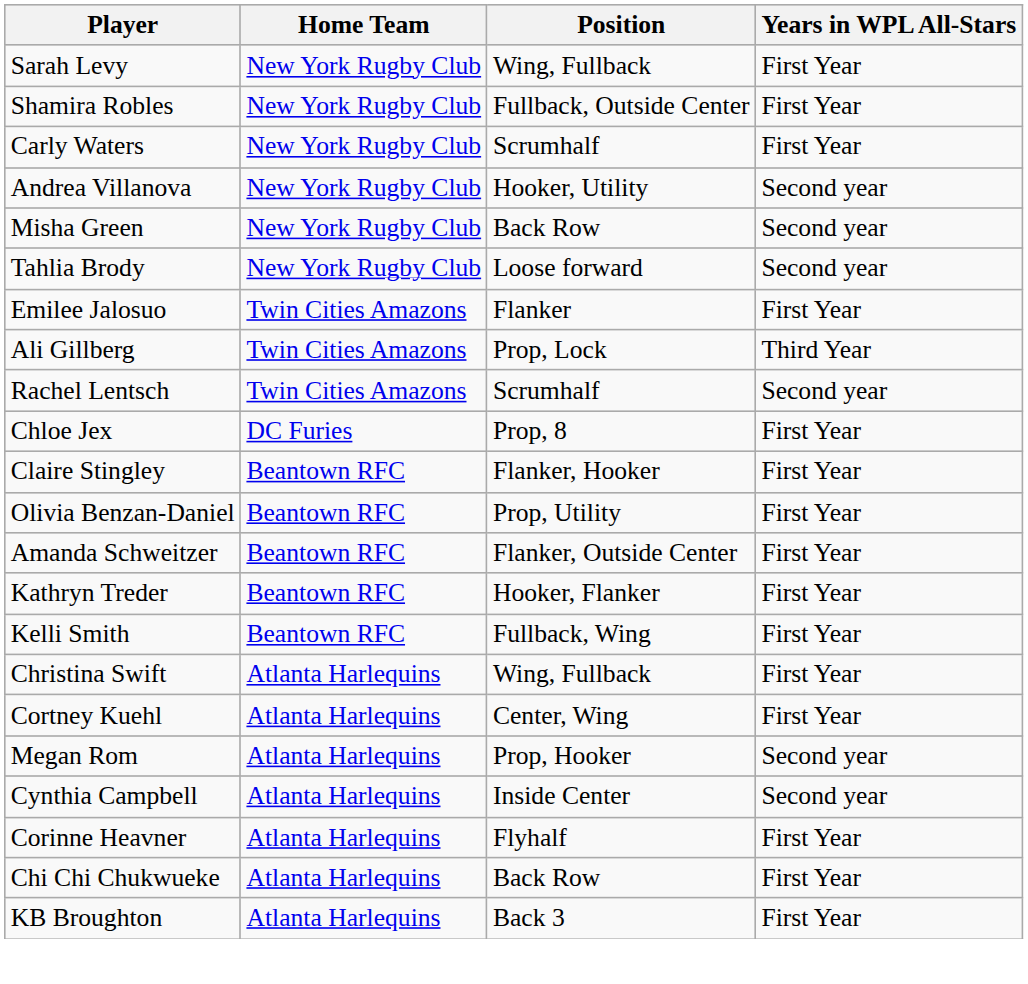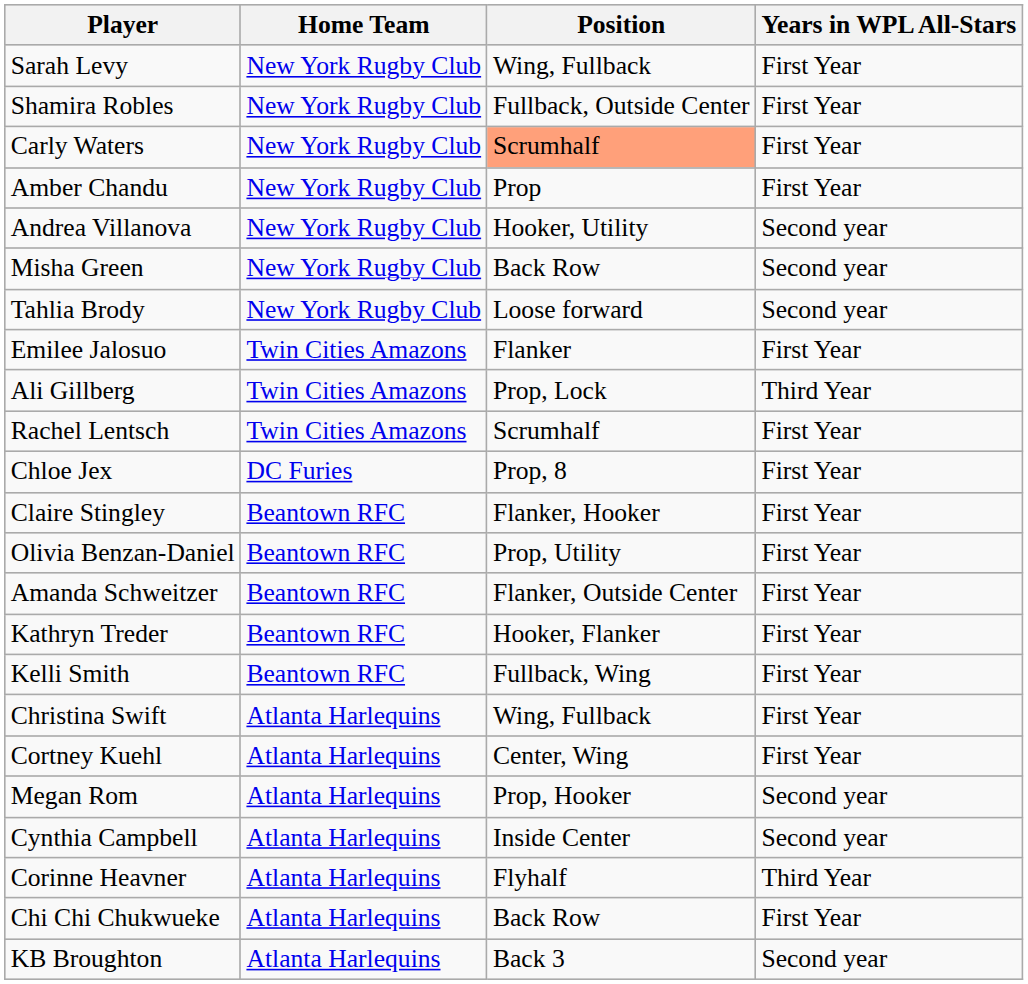(546, 146) no background -> (546, 146) lightsalmon background
+ row: (89, 187)
(824, 390) Second year -> (811, 430) First Year
(811, 836) First Year -> (816, 877) Third Year
(811, 918) First Year -> (824, 958) Second year
